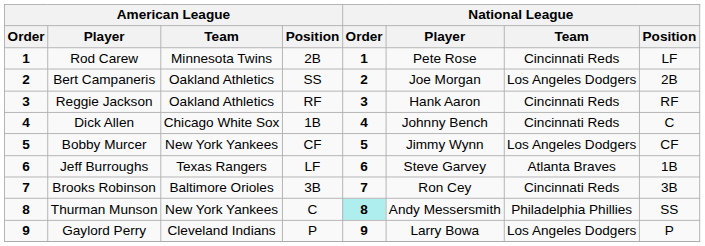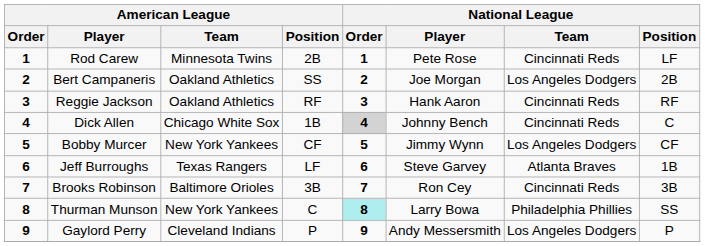(364, 123) no background -> (364, 123) lightgrey background
(445, 209) Andy Messersmith -> (445, 209) Larry Bowa
(445, 230) Larry Bowa -> (445, 230) Andy Messersmith
